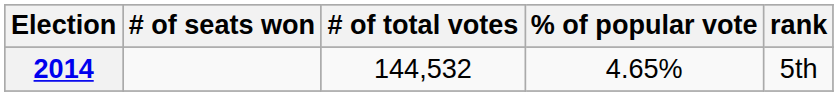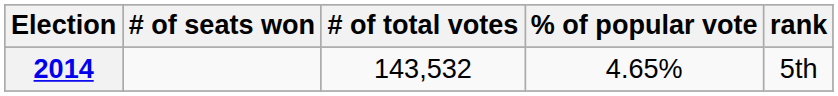(423, 68) 144,532 -> (423, 68) 143,532
